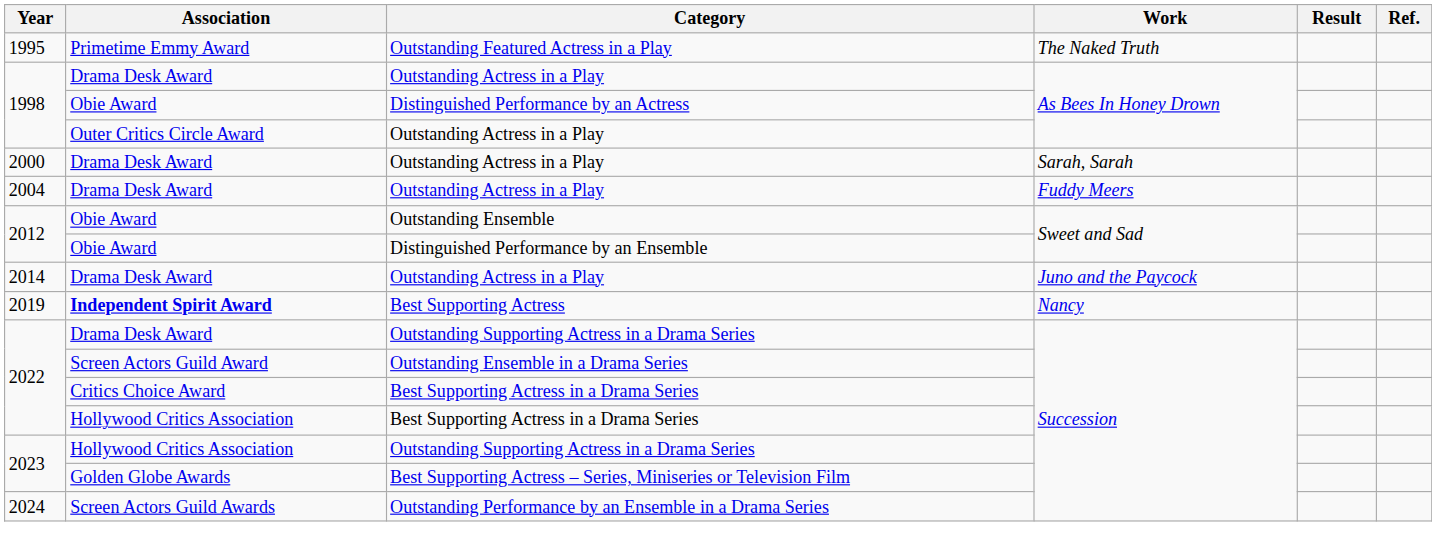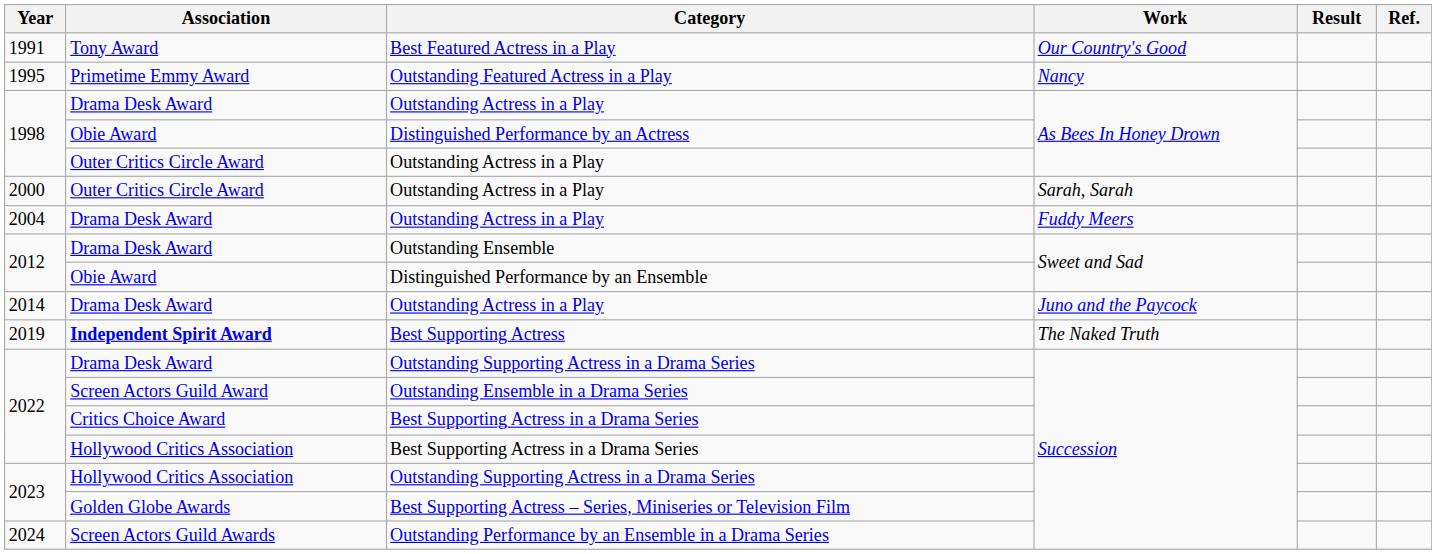+ row: (27, 47)
(1098, 47) The Naked Truth -> (1061, 76) Nancy
(141, 162) Drama Desk Award -> (167, 190) Outer Critics Circle Award
(113, 219) Obie Award -> (141, 248) Drama Desk Award
(1061, 305) Nancy -> (1098, 334) The Naked Truth
